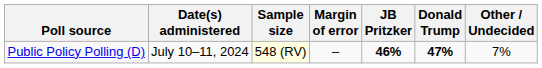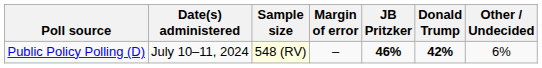(440, 52) 47% -> (440, 52) 42%
(501, 52) 7% -> (501, 52) 6%
